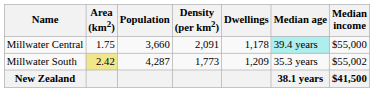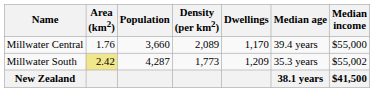(105, 44) 1.75 -> (105, 44) 1.76
(207, 44) 2,091 -> (207, 44) 2,089
(257, 44) 1,178 -> (257, 44) 1,170
(296, 44) paleturquoise background -> (296, 44) no background
